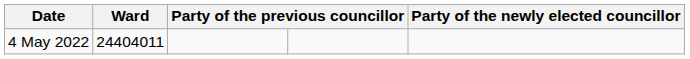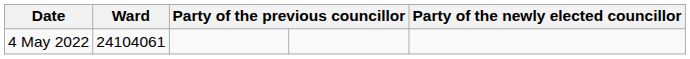(130, 41) 24404011 -> (131, 41) 24104061
